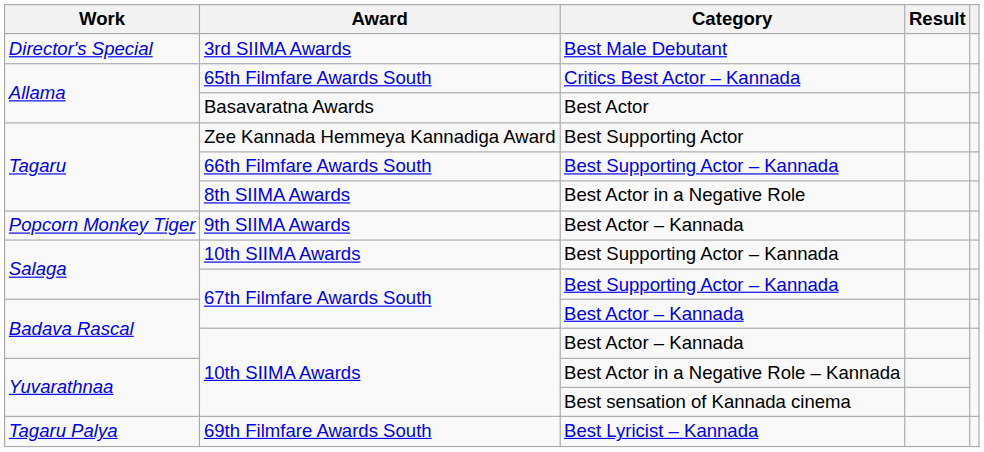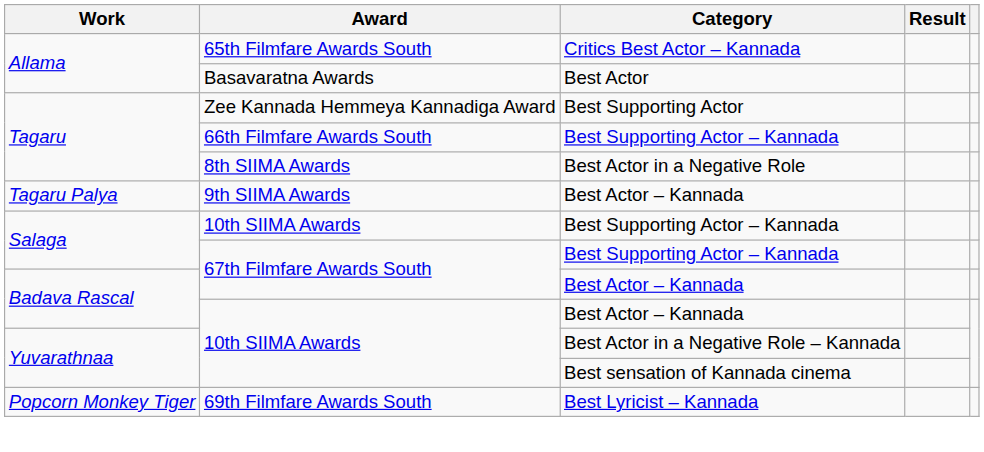- row: (278, 48)
(102, 225) Popcorn Monkey Tiger -> (63, 195) Tagaru Palya
(63, 431) Tagaru Palya -> (102, 401) Popcorn Monkey Tiger
